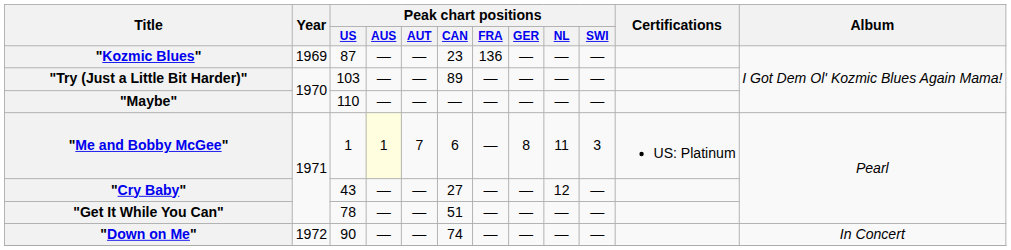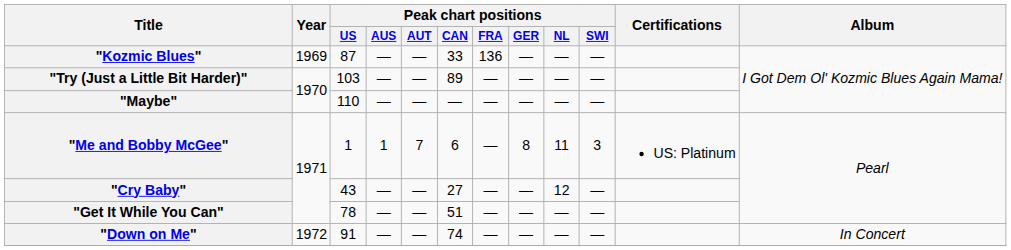(455, 56) 23 -> (455, 56) 33
(384, 145) lightyellow background -> (384, 145) no background
(348, 234) 90 -> (348, 234) 91
